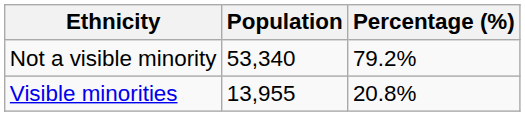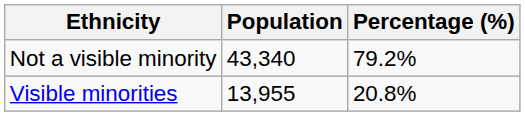(261, 57) 53,340 -> (261, 57) 43,340
